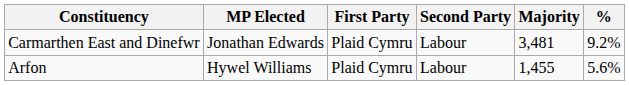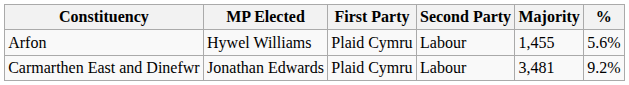rows swapped: (27, 67) <-> (104, 42)
